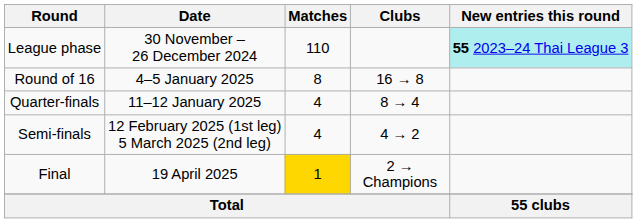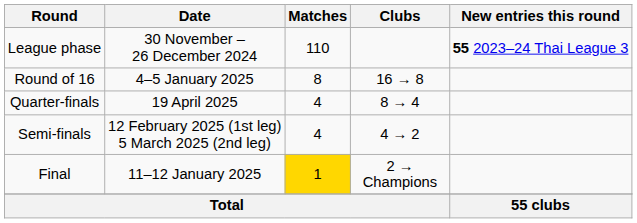(541, 47) paleturquoise background -> (541, 47) no background
(195, 102) 11–12 January 2025 -> (195, 102) 19 April 2025
(195, 174) 19 April 2025 -> (195, 174) 11–12 January 2025
